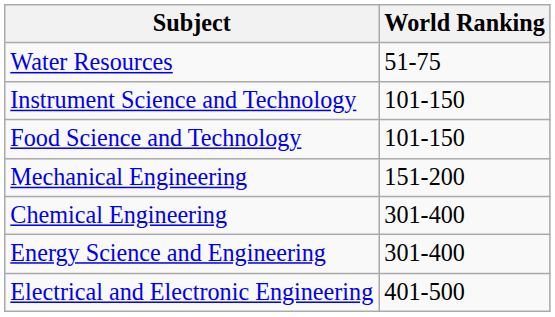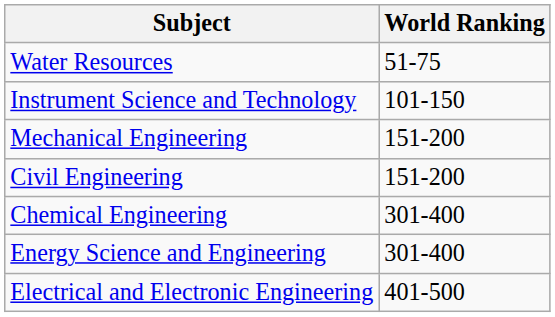- row: (156, 138)
+ row: (97, 176)
